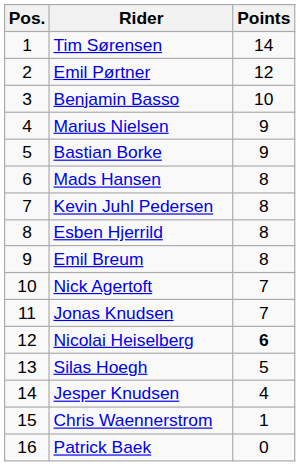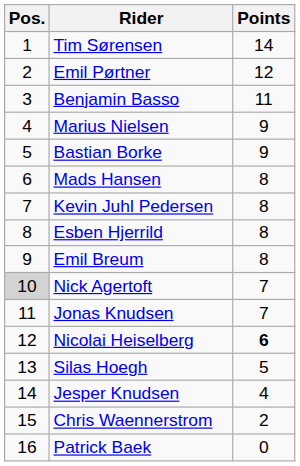(264, 98) 10 -> (264, 98) 11
(27, 286) no background -> (27, 286) lightgrey background
(264, 420) 1 -> (264, 420) 2
